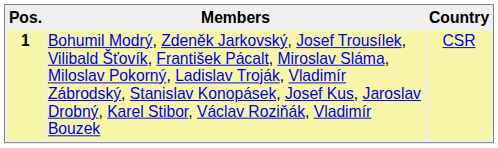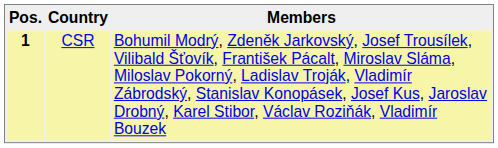columns swapped: (459, 17) <-> (236, 17)
